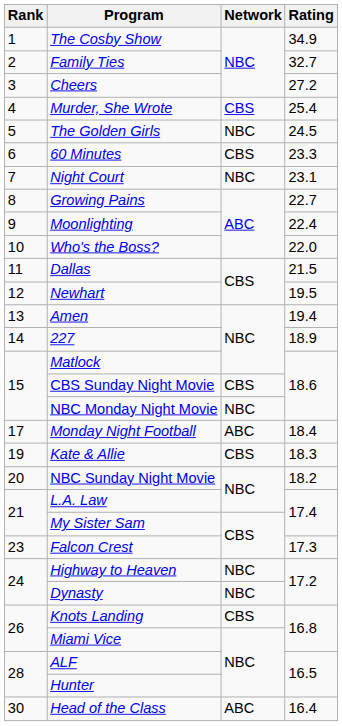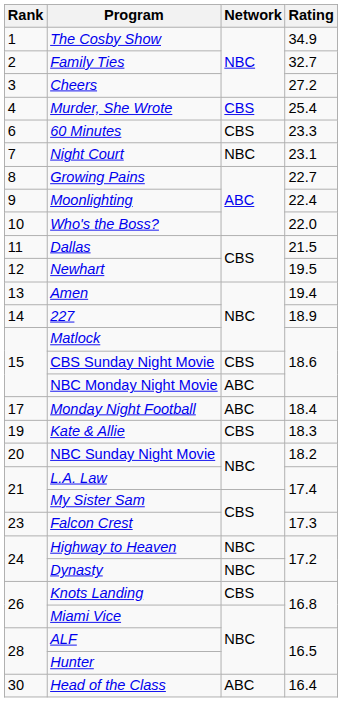- row: (105, 131)
(240, 408) NBC -> (239, 385) ABC
